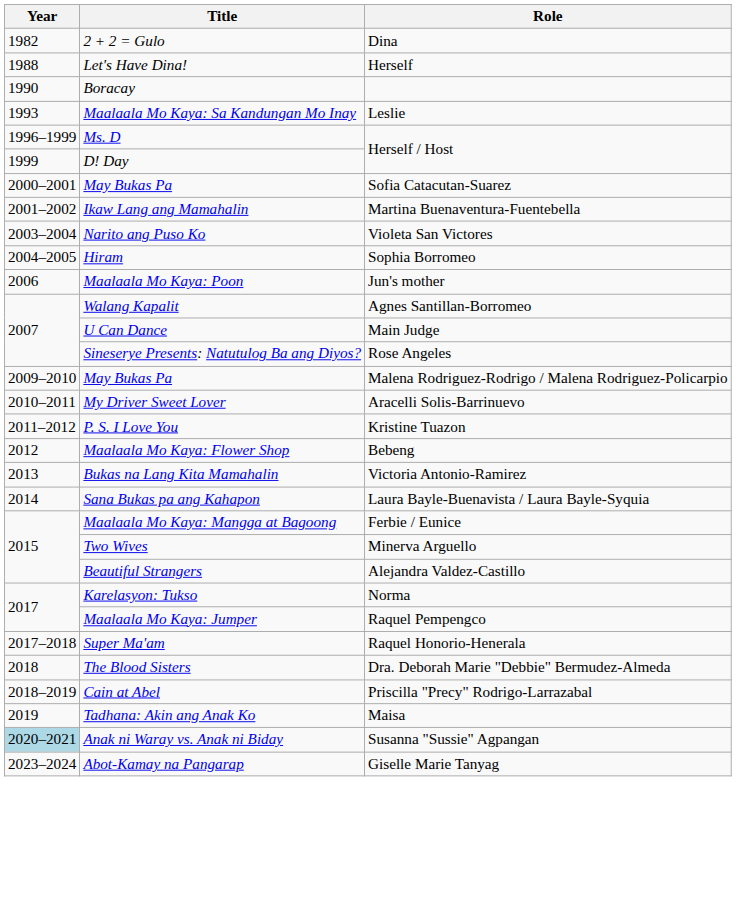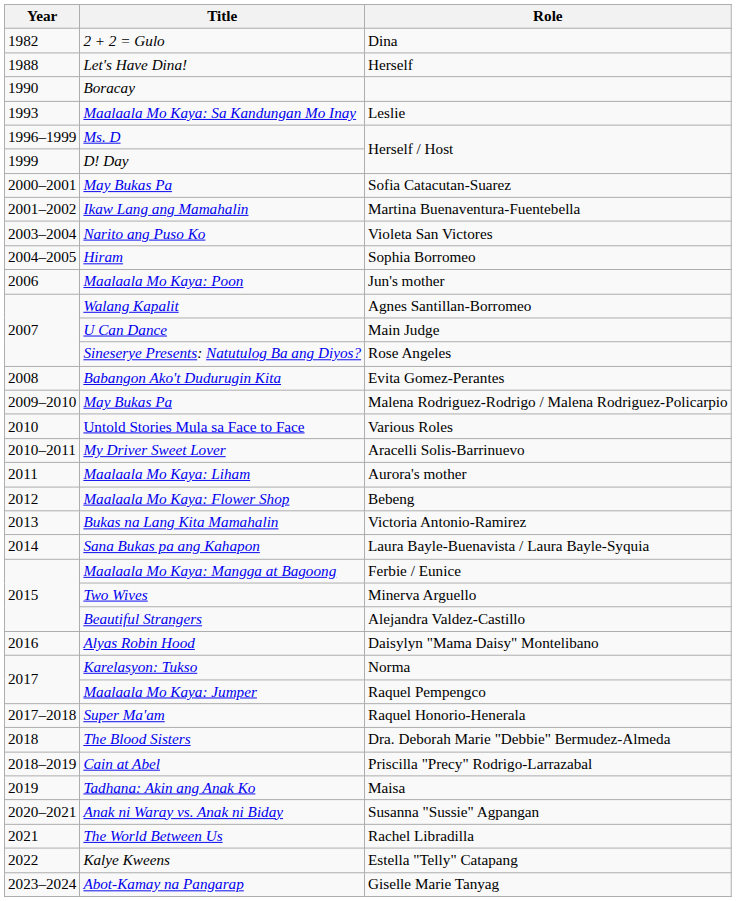+ row: (182, 378)
+ row: (194, 426)
+ row: (167, 474)
- row: (131, 426)
+ row: (139, 643)
(42, 739) lightblue background -> (42, 812) no background
+ row: (153, 836)
+ row: (127, 860)
